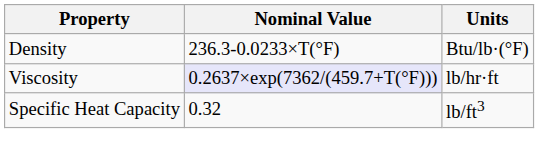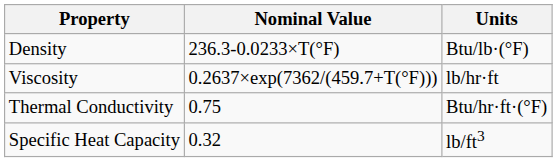(313, 78) lavender background -> (313, 78) no background
+ row: (91, 107)
